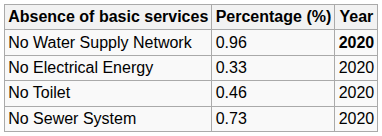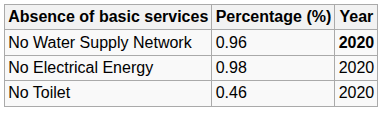(231, 67) 0.33 -> (231, 67) 0.98
- row: (72, 118)
